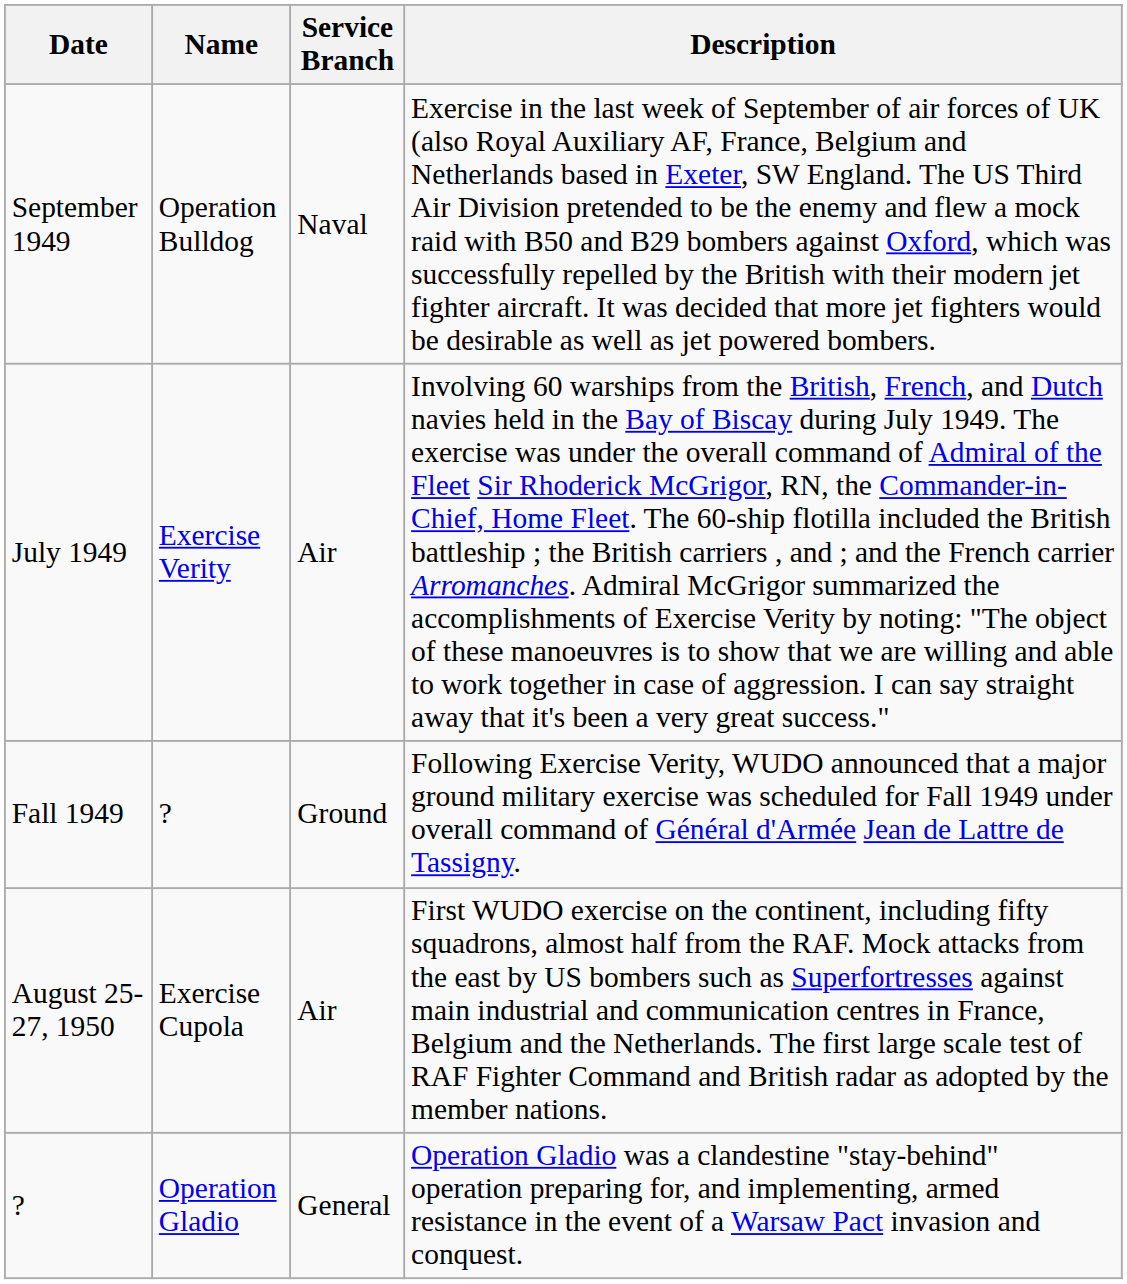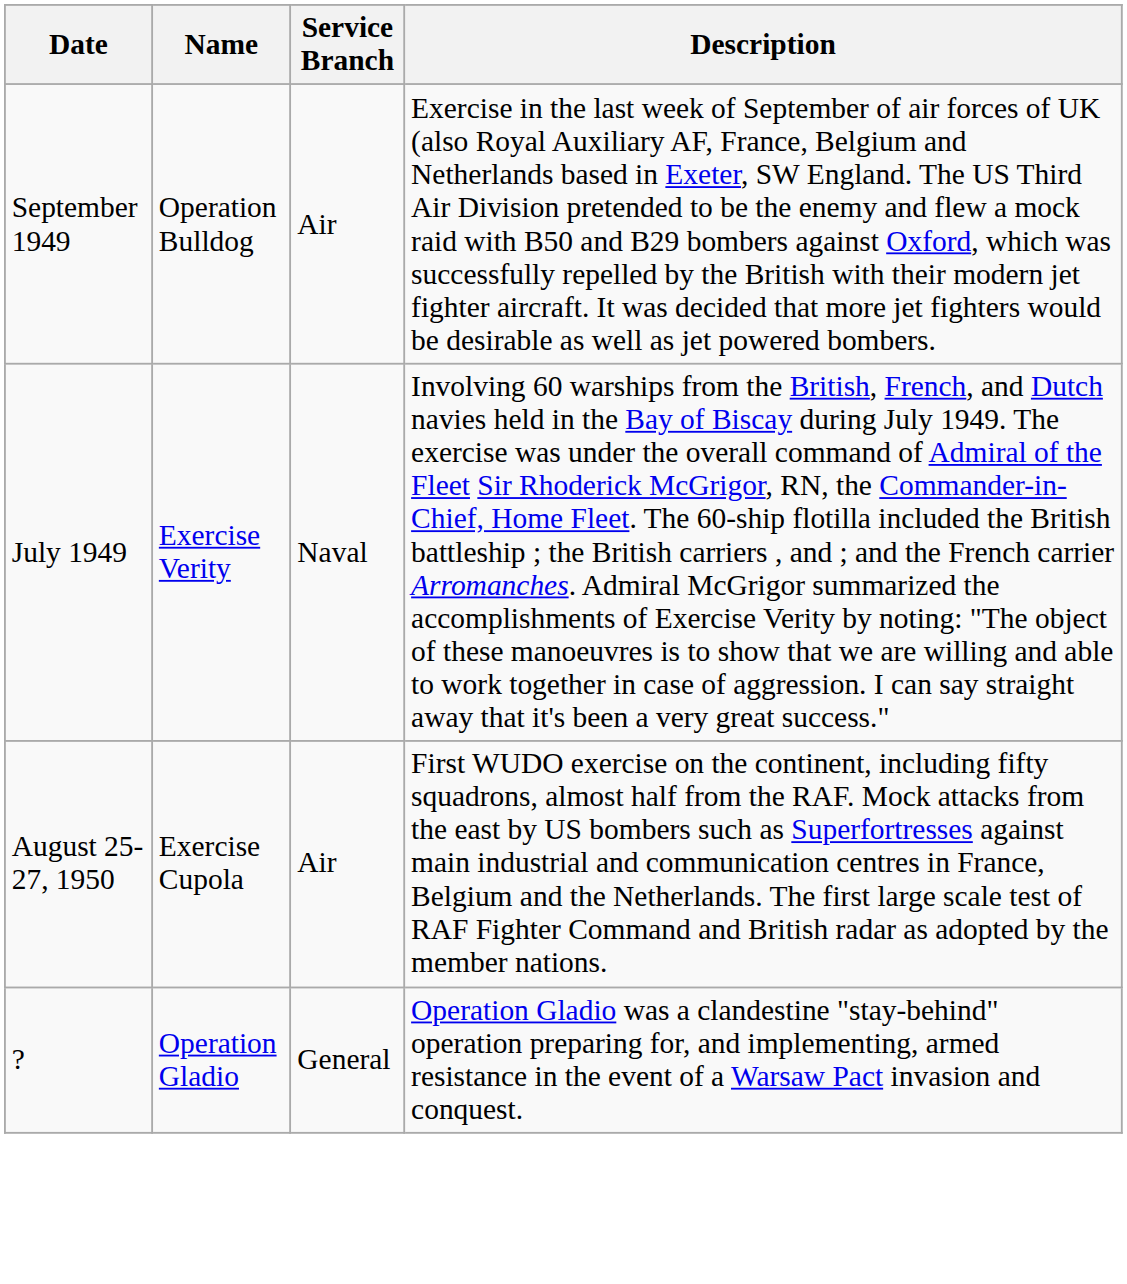(332, 223) Naval -> (317, 223) Air
(317, 551) Air -> (332, 551) Naval
- row: (68, 813)
